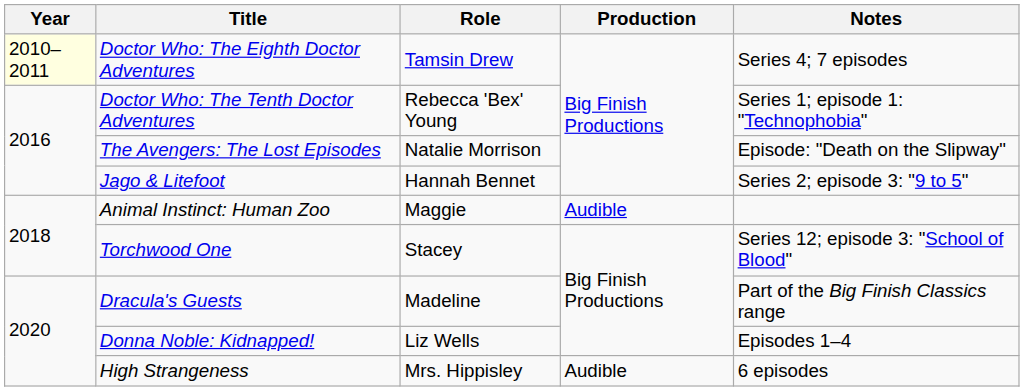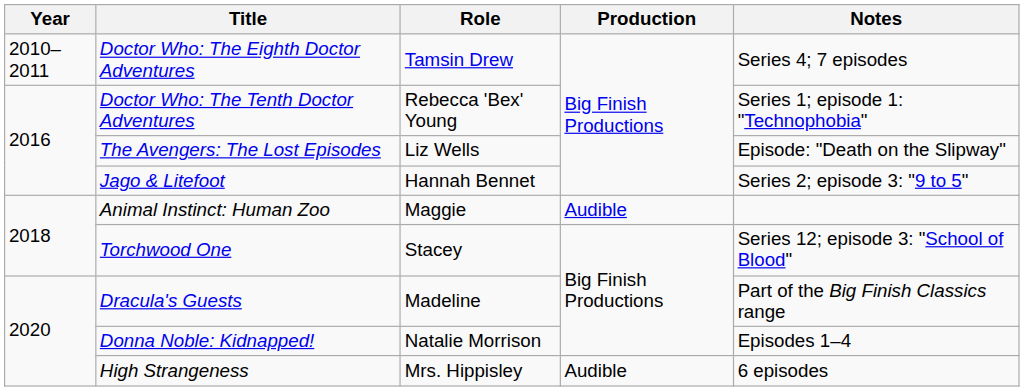(35, 59) lightyellow background -> (35, 59) no background
(473, 150) Natalie Morrison -> (442, 150) Liz Wells
(442, 341) Liz Wells -> (473, 341) Natalie Morrison
